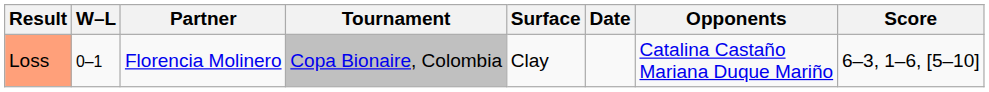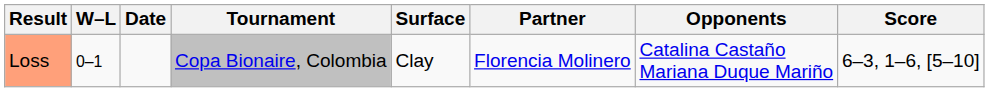columns swapped: (610, 19) <-> (203, 19)
